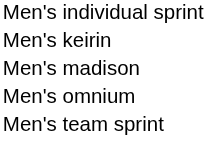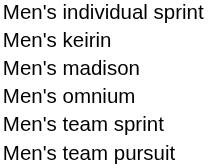+ row: (89, 153)
